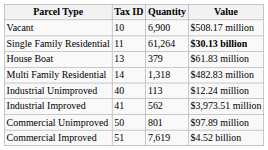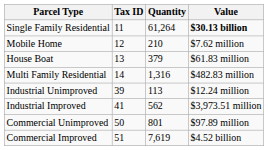- row: (20, 28)
+ row: (34, 43)
(159, 75) 1,318 -> (159, 75) 1,316
(119, 91) 40 -> (119, 91) 39
